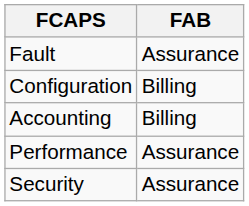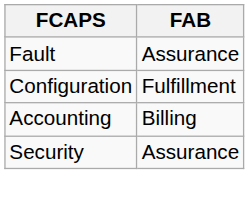(169, 86) Billing -> (189, 86) Fulfillment
- row: (68, 151)
